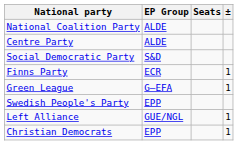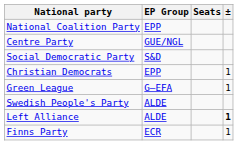(155, 27) ALDE -> (153, 27) EPP
(155, 42) ALDE -> (164, 42) GUE/NGL
rows swapped: (37, 72) <-> (59, 132)
(153, 102) EPP -> (155, 102) ALDE
(164, 117) GUE/NGL -> (155, 117) ALDE
(228, 117) normal -> (228, 117) bold
